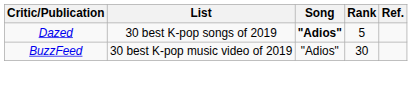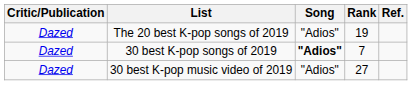+ row: (201, 32)
(362, 32) 5 -> (362, 51) 7
(56, 51) BuzzFeed -> (56, 70) Dazed
(362, 51) 30 -> (362, 70) 27
